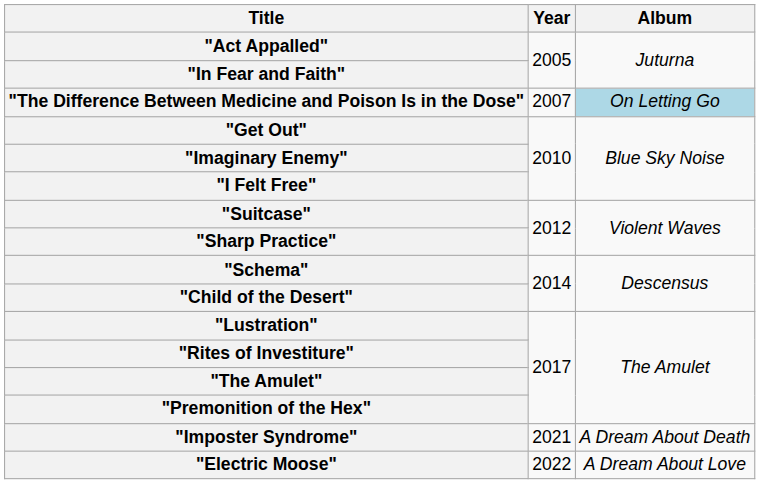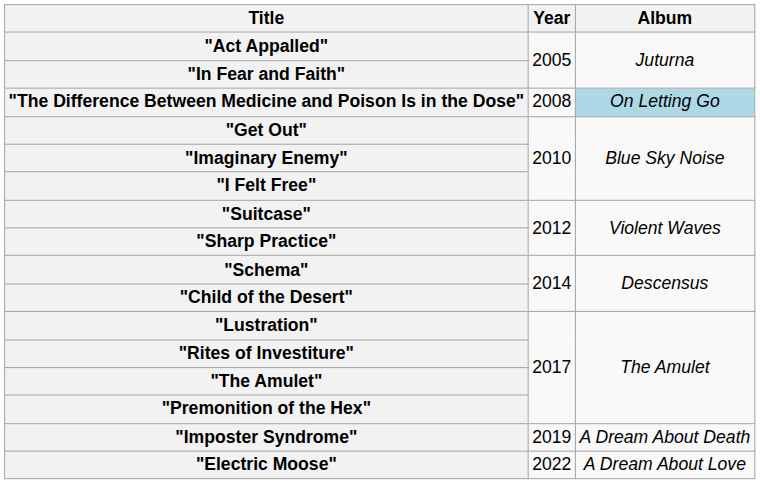(552, 102) 2007 -> (552, 102) 2008
(552, 437) 2021 -> (552, 437) 2019
